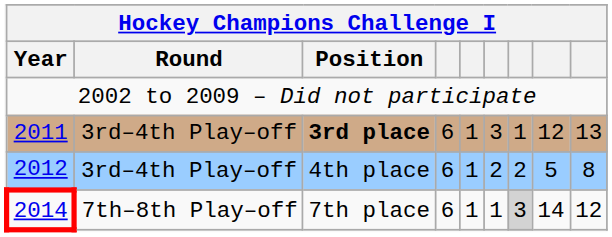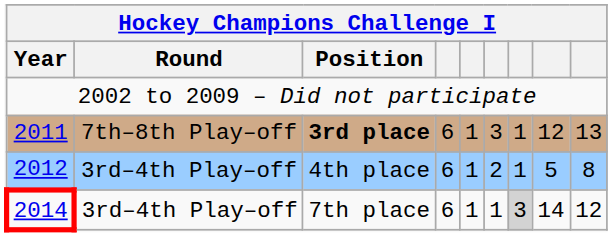(189, 133) 3rd–4th Play–off -> (189, 133) 7th–8th Play–off
(520, 171) 2 -> (520, 171) 1
(190, 210) 7th–8th Play–off -> (190, 210) 3rd–4th Play–off
